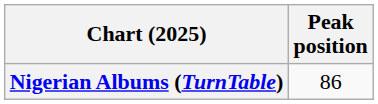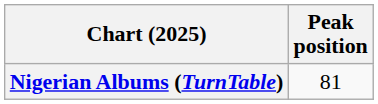(331, 81) 86 -> (331, 81) 81
